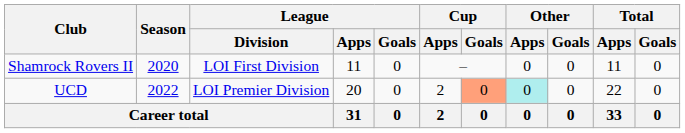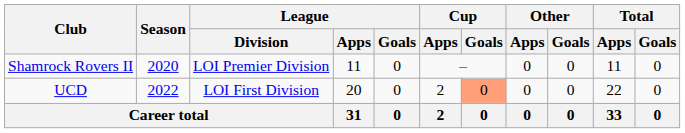(261, 66) LOI First Division -> (261, 66) LOI Premier Division
(261, 90) LOI Premier Division -> (261, 90) LOI First Division
(527, 90) paleturquoise background -> (527, 90) no background
